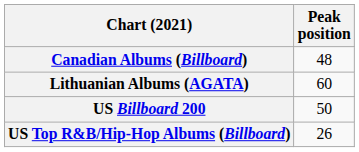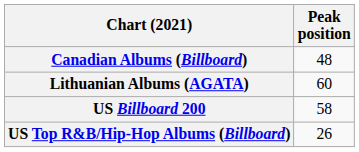(324, 109) 50 -> (324, 109) 58
